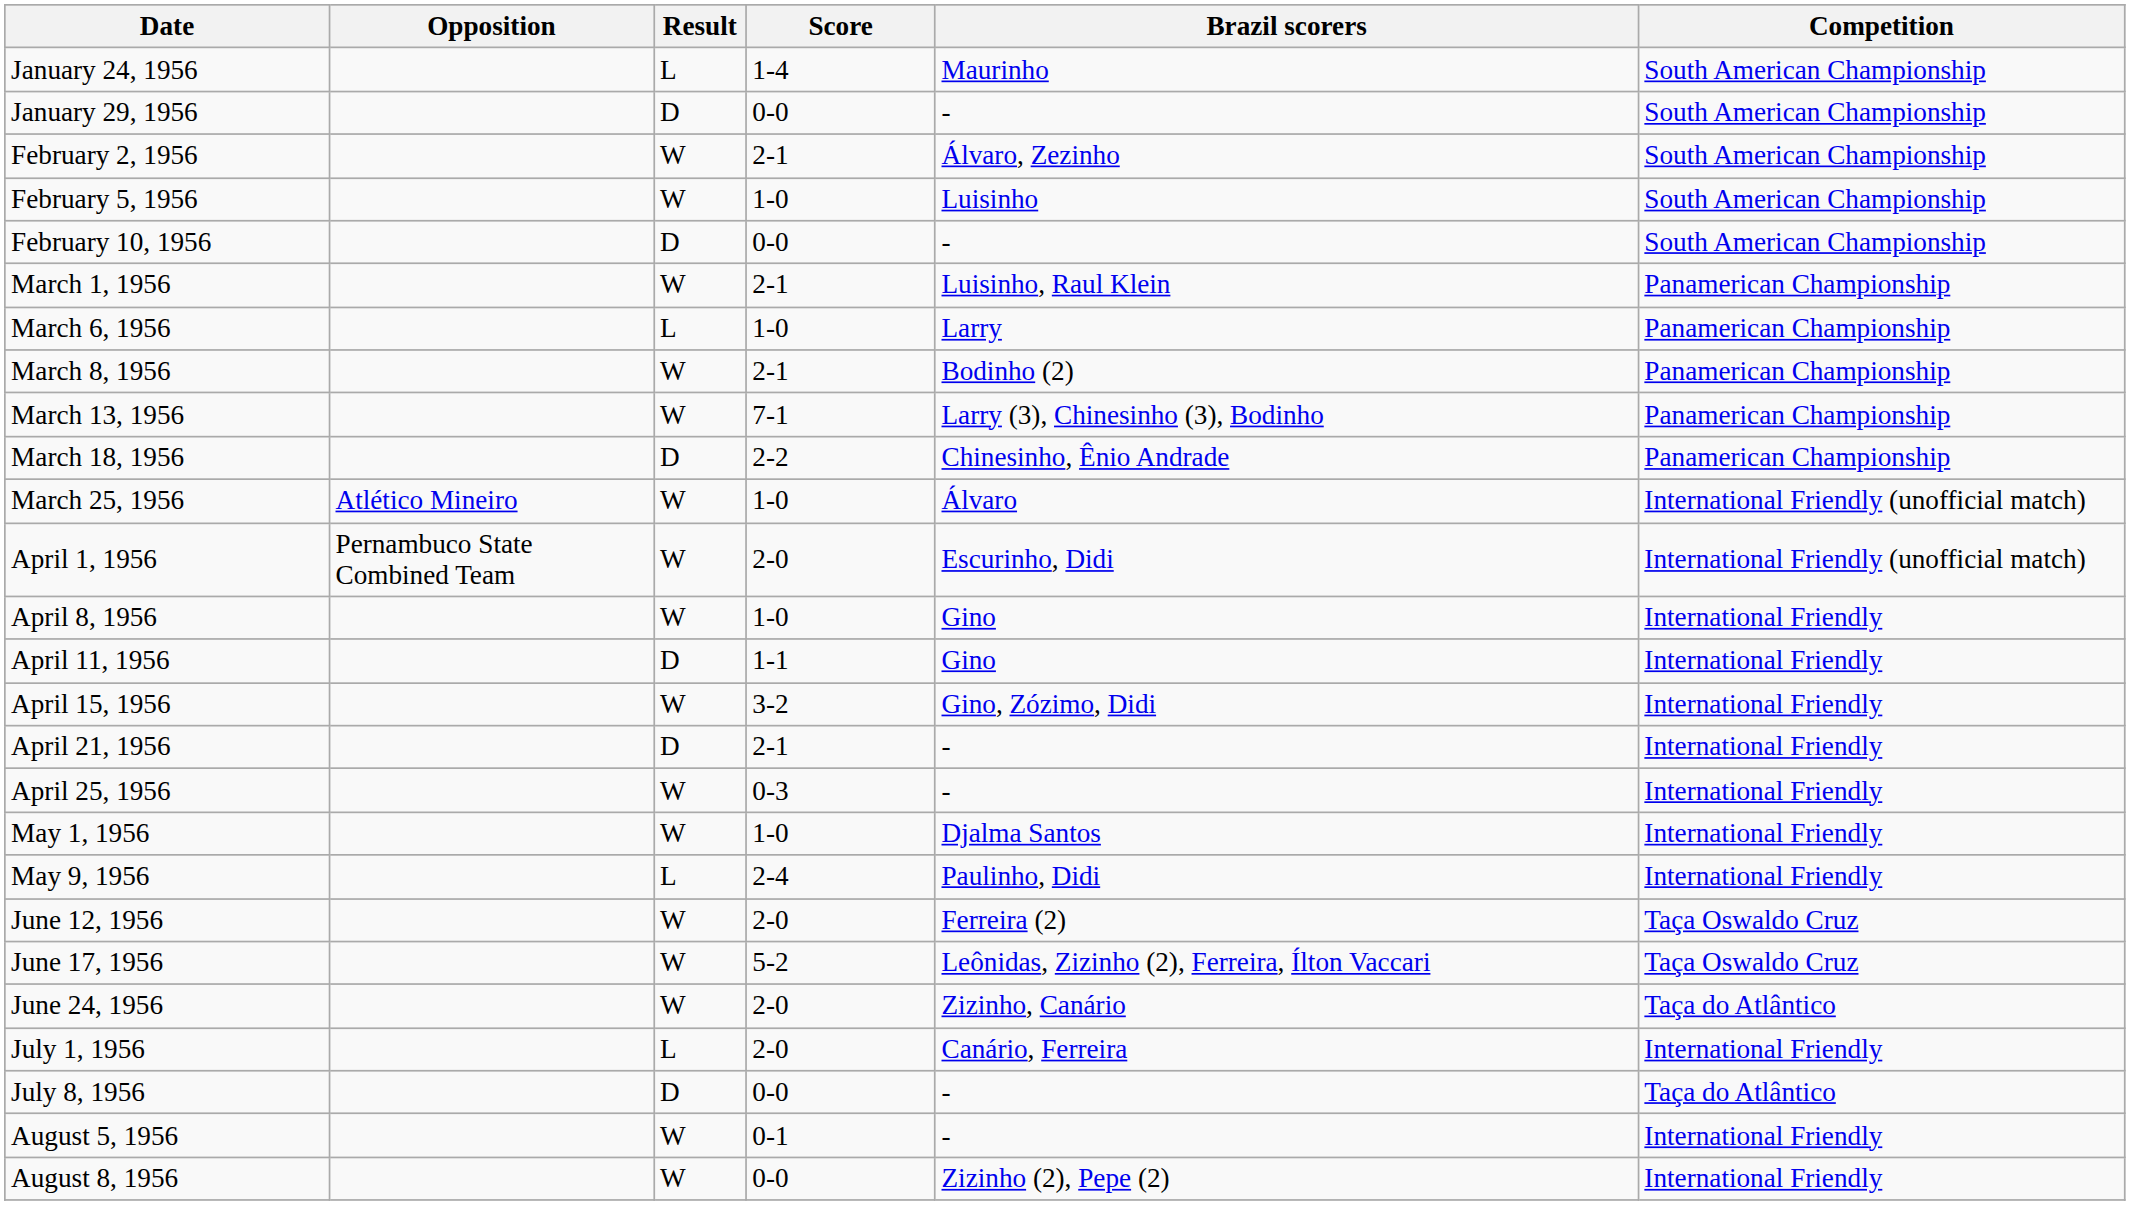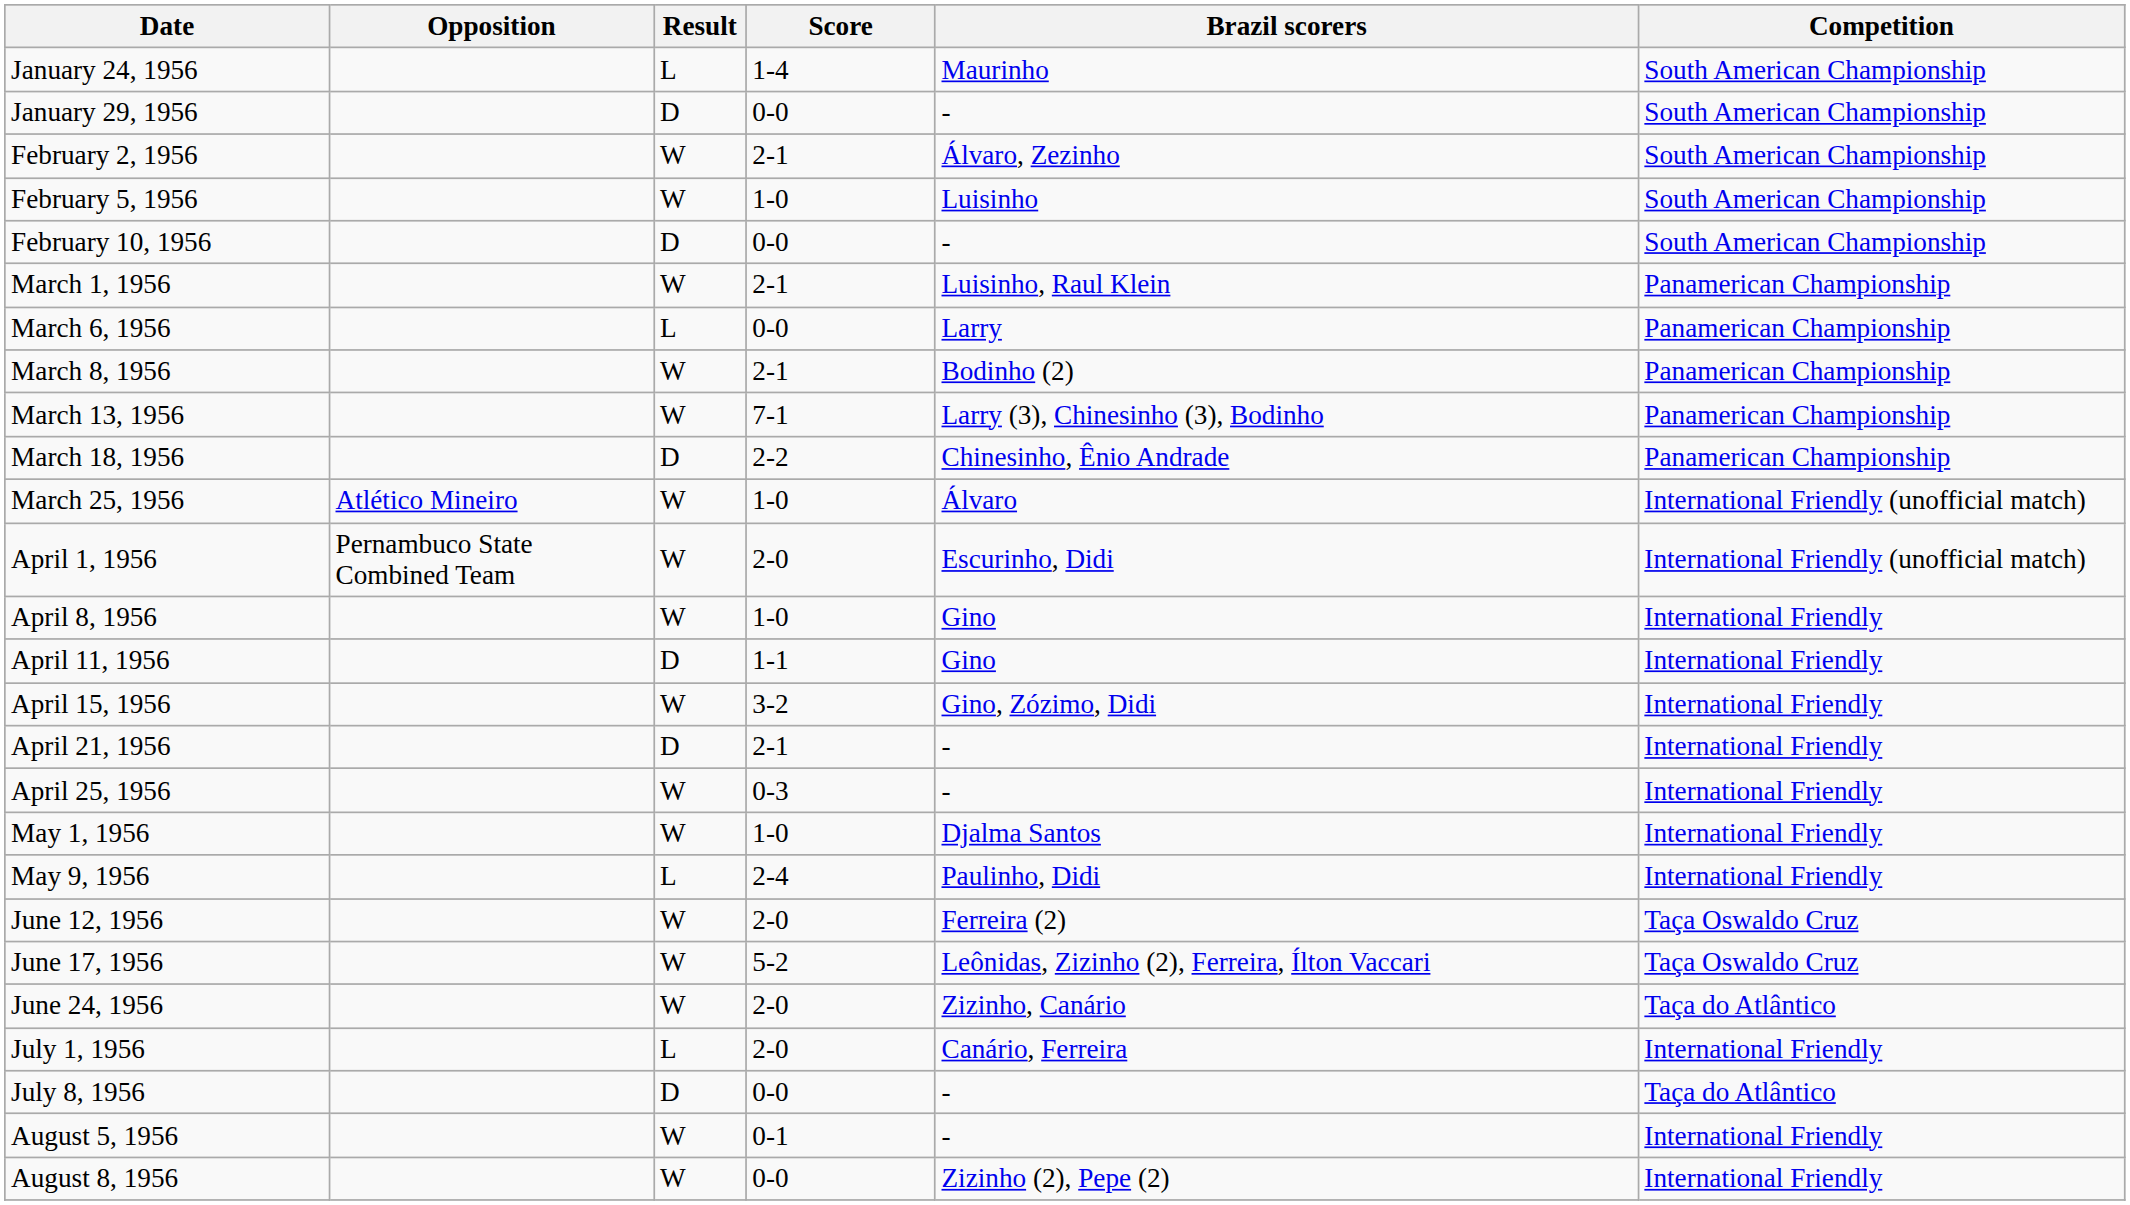(770, 328) 1-0 -> (770, 328) 0-0
